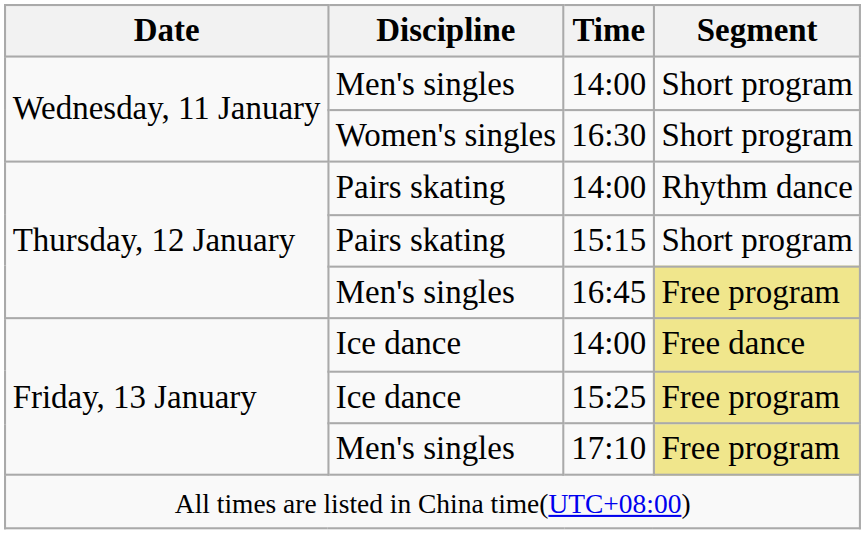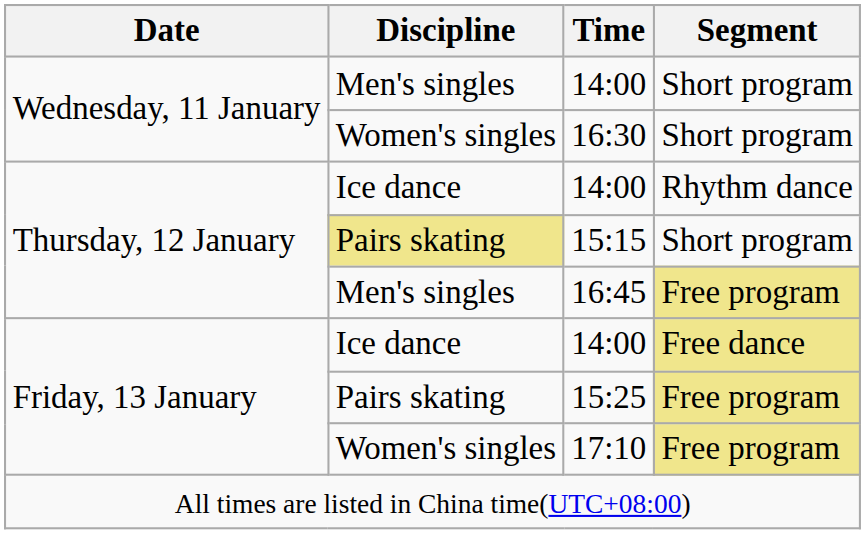(420, 187) Pairs skating -> (398, 187) Ice dance
(420, 239) no background -> (420, 239) khaki background
(398, 396) Ice dance -> (420, 396) Pairs skating
(425, 448) Men's singles -> (446, 448) Women's singles
